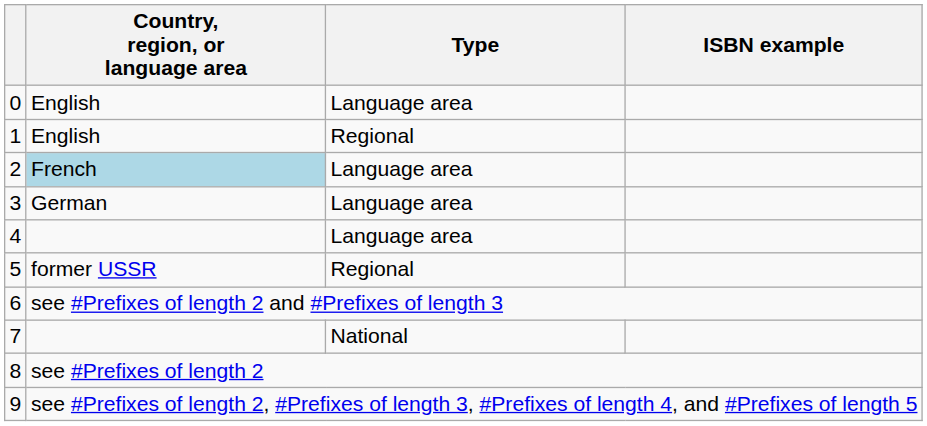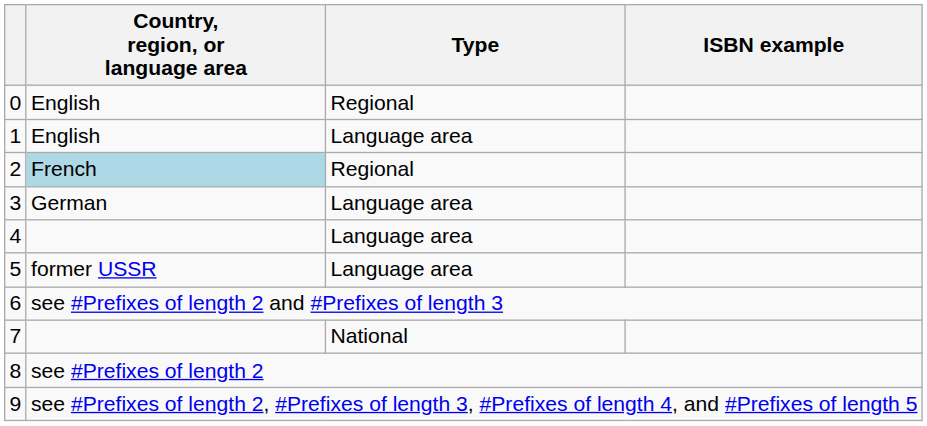(402, 102) Language area -> (372, 102) Regional
(372, 135) Regional -> (402, 135) Language area
(402, 169) Language area -> (372, 169) Regional
(372, 269) Regional -> (402, 269) Language area
